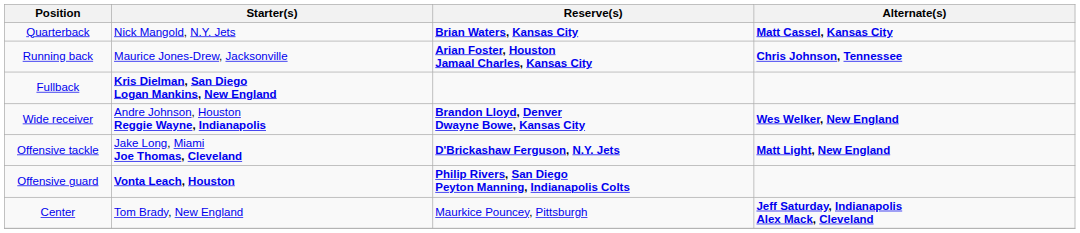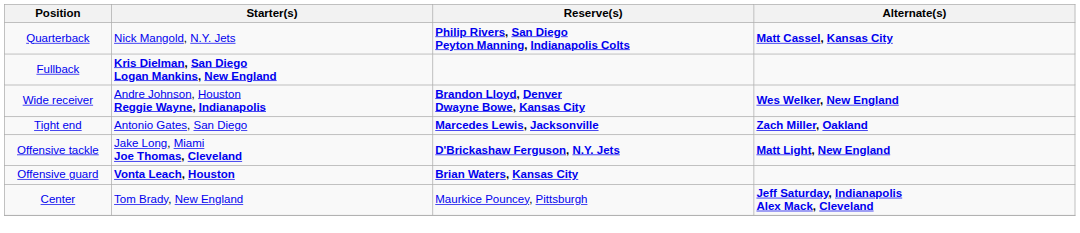(507, 31) Brian Waters, Kansas City -> (533, 38) Philip Rivers, San Diego Peyton Manning, Indianapolis Colts
- row: (58, 56)
+ row: (58, 125)
(533, 181) Philip Rivers, San Diego Peyton Manning, Indianapolis Colts -> (507, 175) Brian Waters, Kansas City
